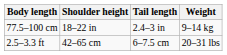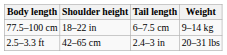(149, 27) 2.4–3 in -> (151, 27) 6–7.5 cm
(151, 43) 6–7.5 cm -> (149, 43) 2.4–3 in
